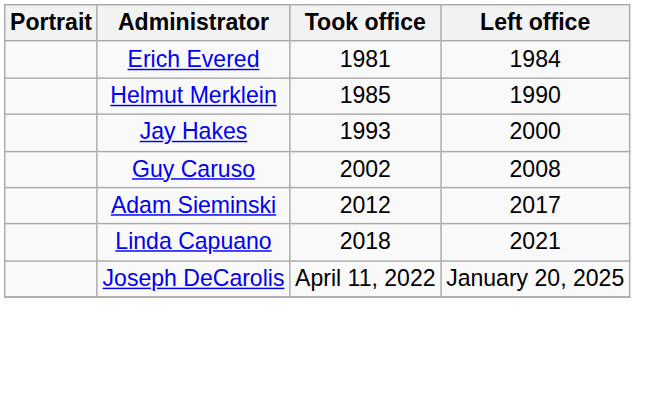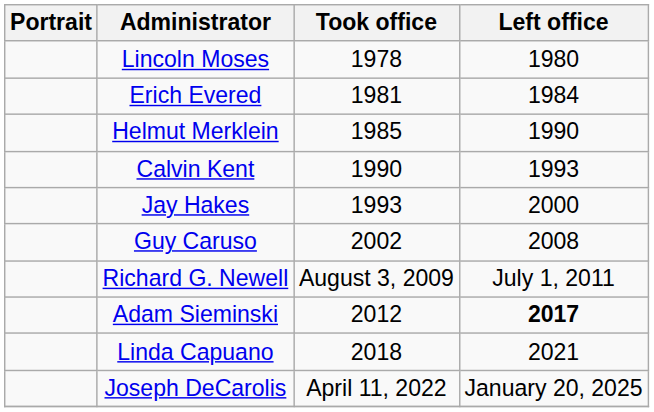+ row: (195, 59)
+ row: (195, 168)
+ row: (195, 278)
(535, 205) normal -> (554, 315) bold
